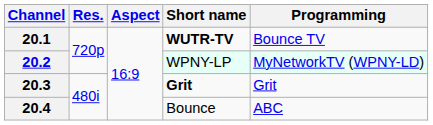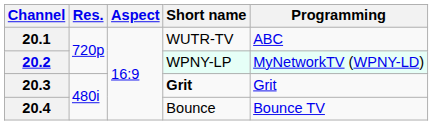(200, 39) bold -> (200, 39) normal
(289, 39) Bounce TV -> (268, 39) ABC
(268, 108) ABC -> (289, 108) Bounce TV
